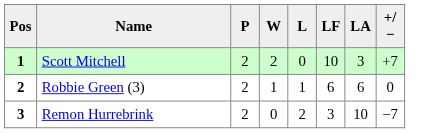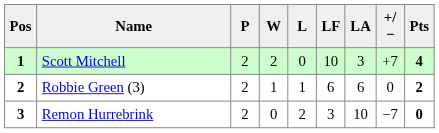+ column: (419, 26)
